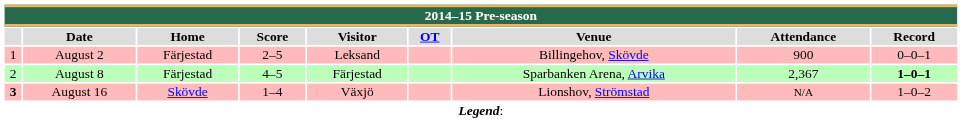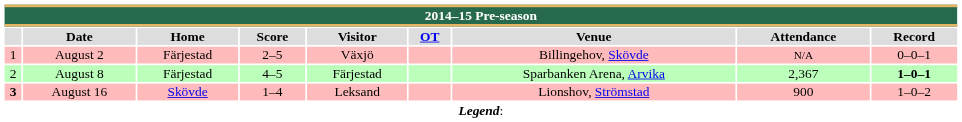(357, 55) Leksand -> (357, 55) Växjö
(803, 55) 900 -> (803, 56) N/A
(357, 92) Växjö -> (357, 92) Leksand
(803, 92) N/A -> (803, 92) 900
